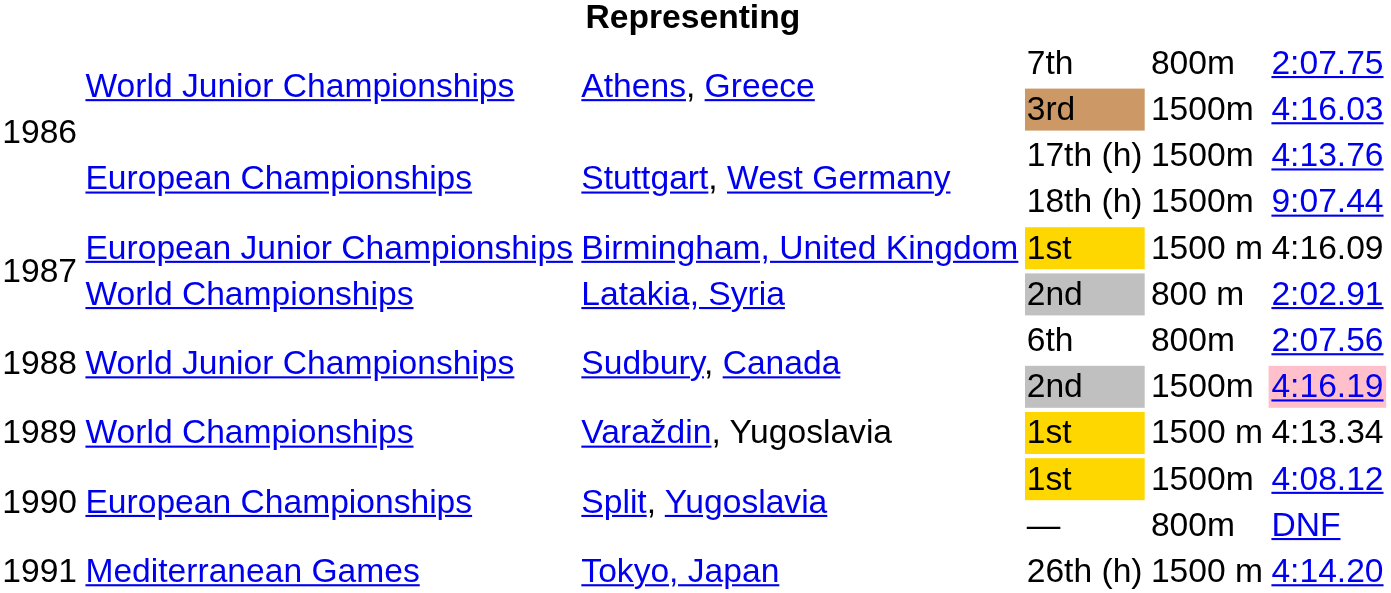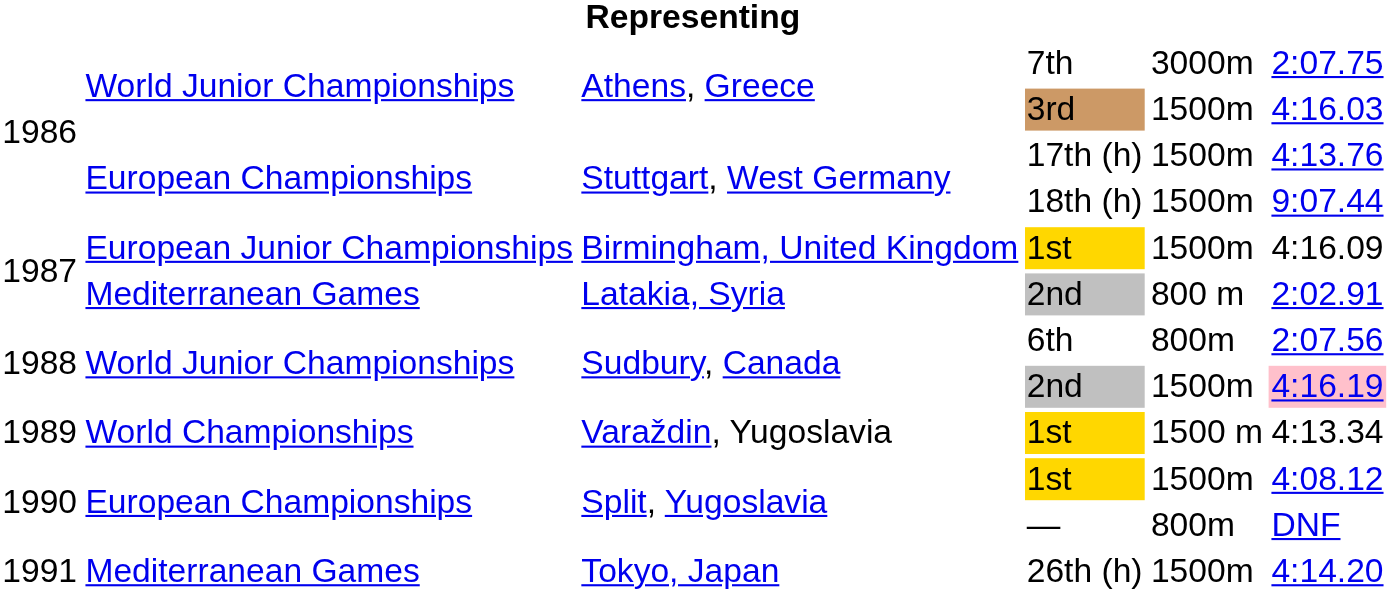(1193, 62) 800m -> (1202, 62) 3000m
(1207, 247) 1500 m -> (1202, 247) 1500m
(249, 293) World Championships -> (253, 293) Mediterranean Games
(1207, 571) 1500 m -> (1202, 571) 1500m
